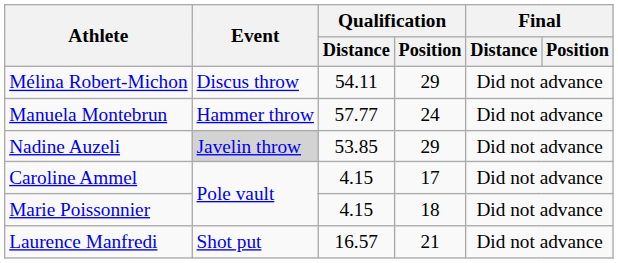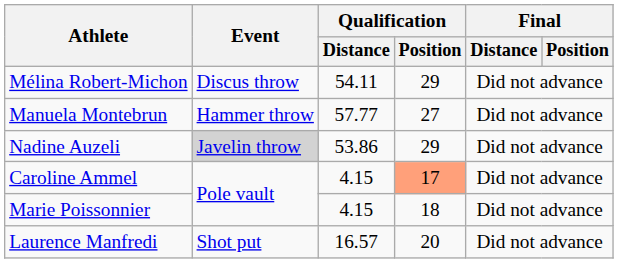(430, 114) 24 -> (430, 114) 27
(356, 146) 53.85 -> (356, 146) 53.86
(430, 178) no background -> (430, 178) lightsalmon background
(430, 241) 21 -> (430, 241) 20
